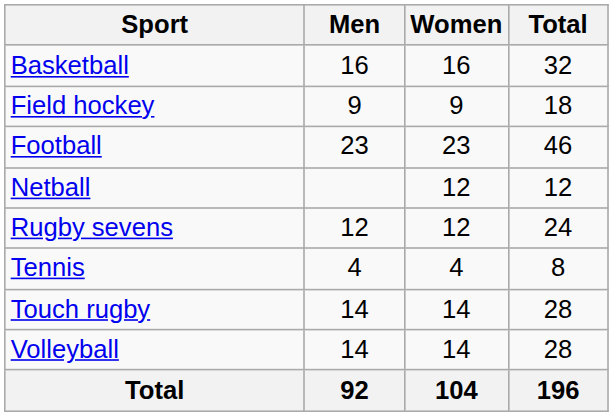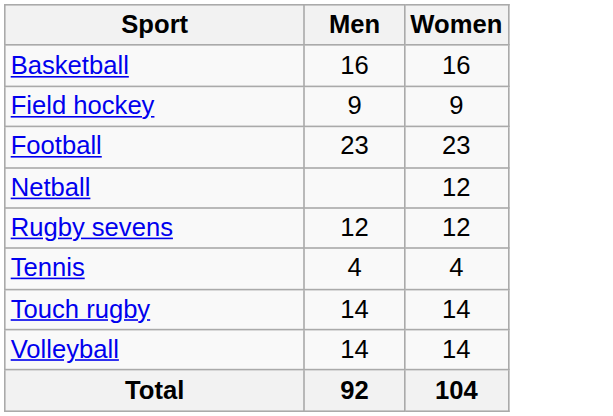- column: (558, 24)
